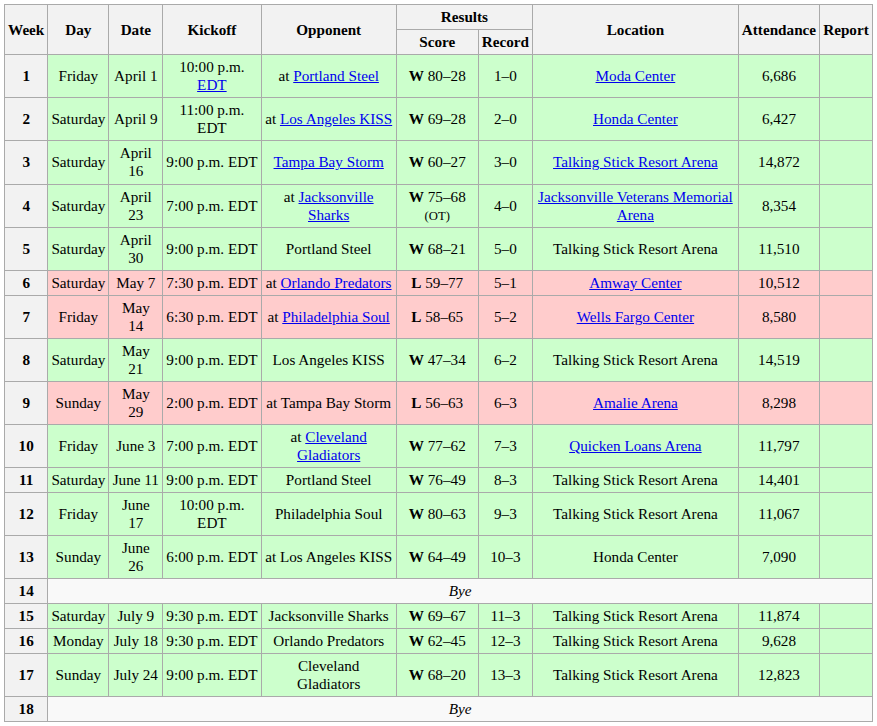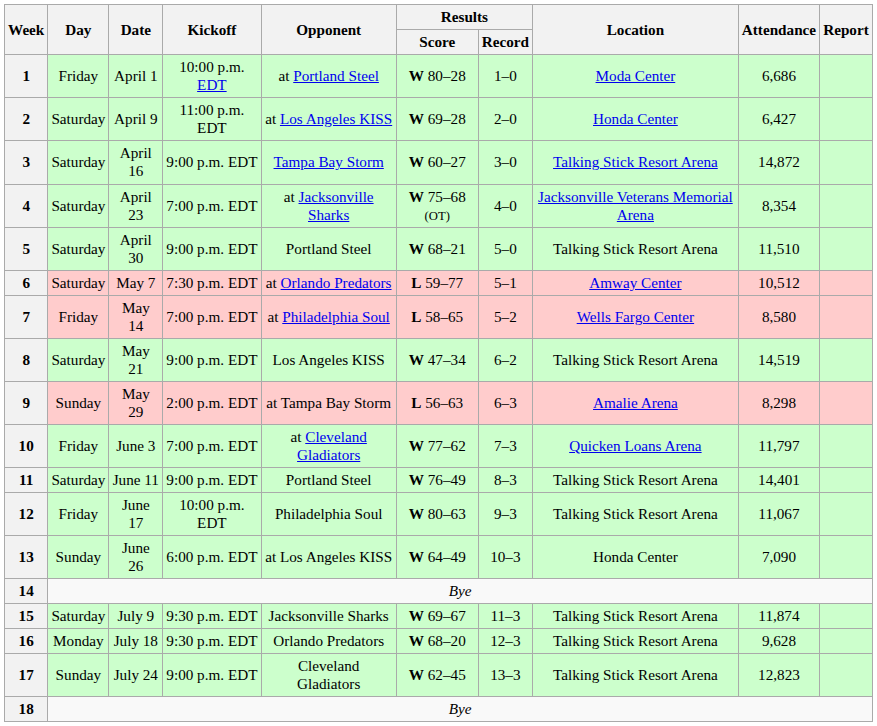(212, 316) 6:30 p.m. EDT -> (212, 316) 7:00 p.m. EDT
(437, 641) W 62–45 -> (437, 641) W 68–20
(437, 675) W 68–20 -> (437, 675) W 62–45
